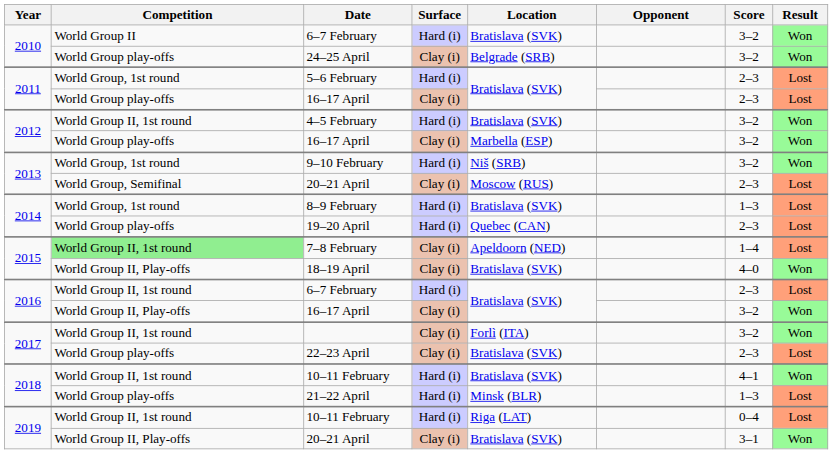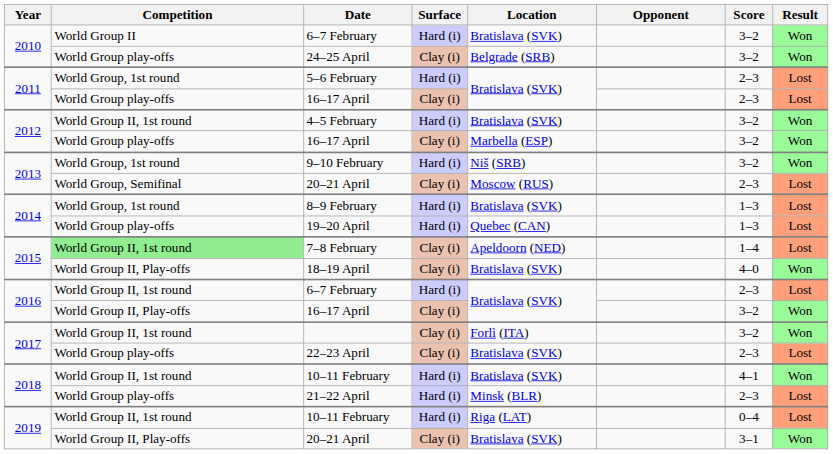(749, 226) 2–3 -> (749, 226) 1–3
(749, 395) 1–3 -> (749, 395) 2–3
